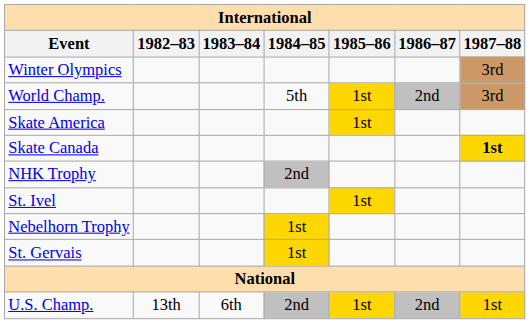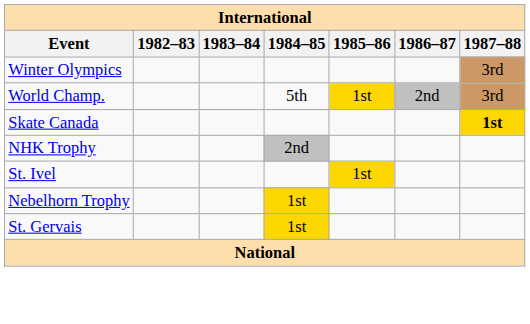- row: (57, 122)
- row: (51, 305)
